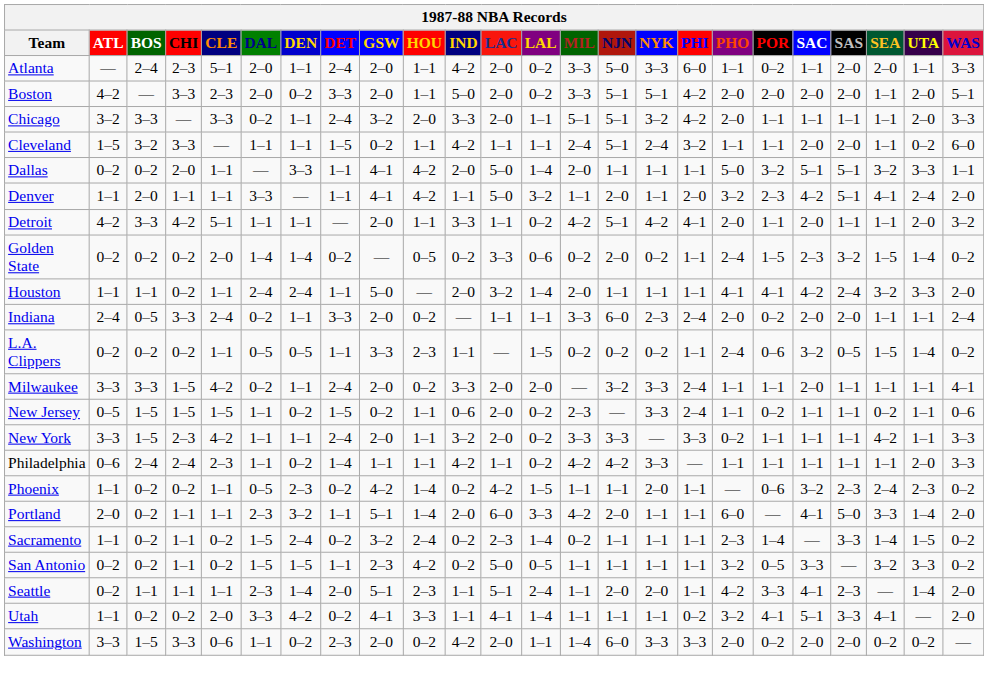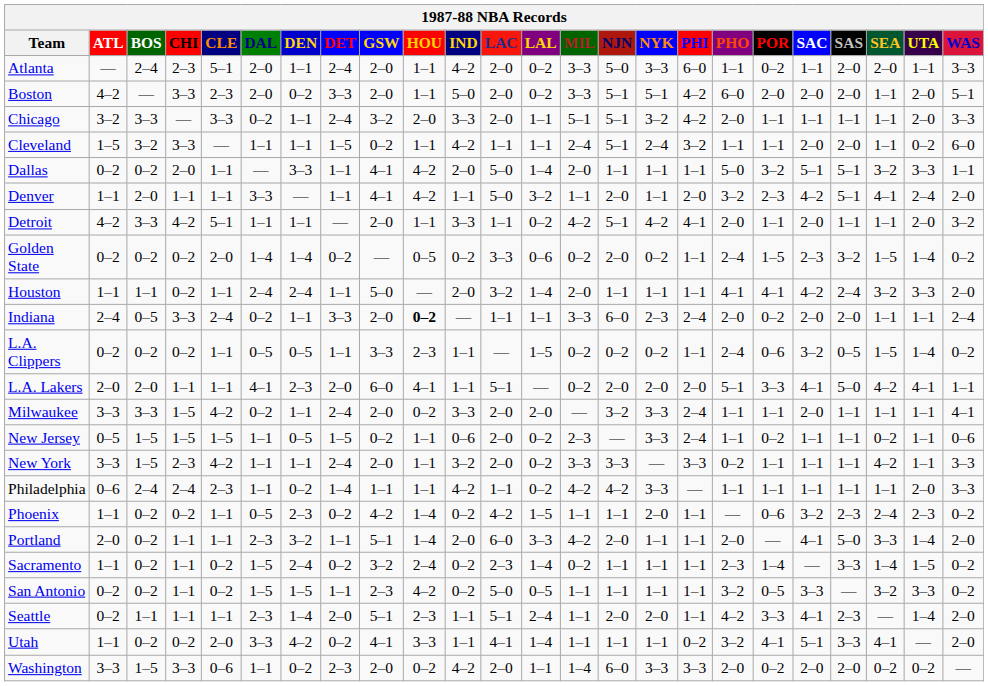(733, 94) 2–0 -> (733, 94) 6–0
(424, 317) normal -> (424, 317) bold
+ row: (45, 386)
(301, 412) 0–2 -> (301, 437) 0–5
(733, 514) 6–0 -> (733, 539) 2–0
